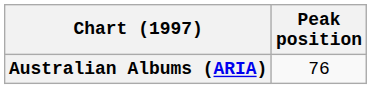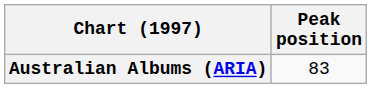(319, 69) 76 -> (319, 69) 83
